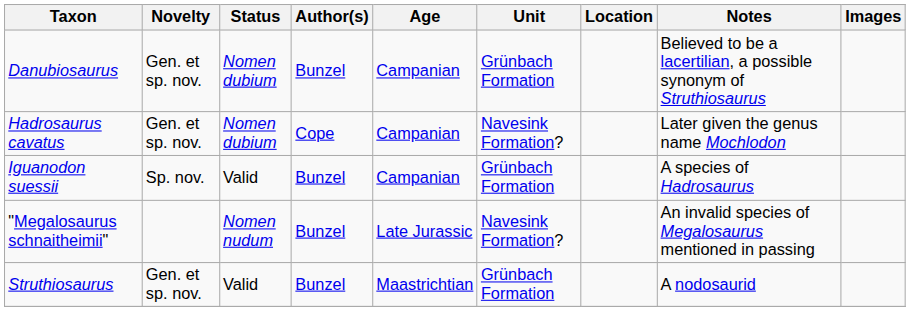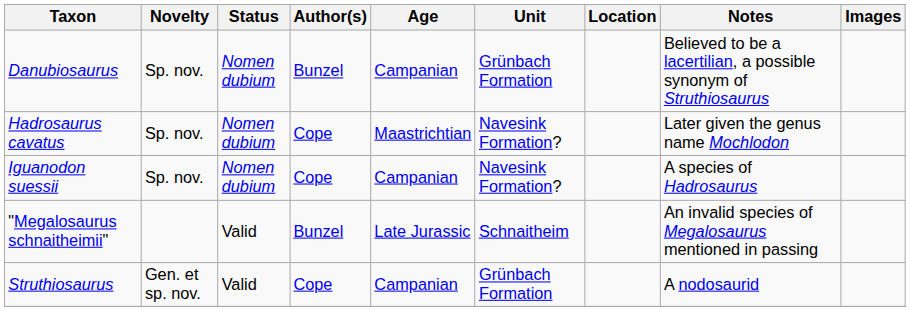(174, 70) Gen. et sp. nov. -> (174, 70) Sp. nov.
(174, 133) Gen. et sp. nov. -> (174, 133) Sp. nov.
(418, 133) Campanian -> (423, 133) Maastrichtian
(241, 177) Valid -> (248, 177) Nomen dubium
(320, 177) Bunzel -> (313, 177) Cope
(518, 177) Grünbach Formation -> (520, 177) Navesink Formation?
(249, 231) Nomen nudum -> (239, 231) Valid
(522, 231) Navesink Formation? -> (524, 231) Schnaitheim
(320, 284) Bunzel -> (313, 284) Cope
(425, 284) Maastrichtian -> (416, 284) Campanian
